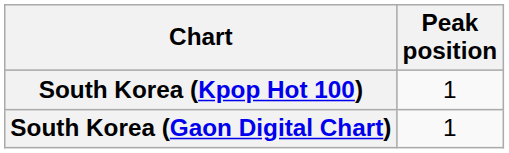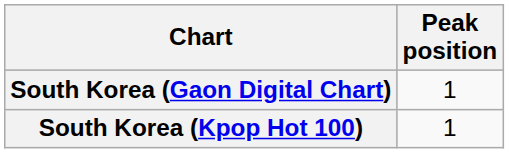rows swapped: (201, 128) <-> (201, 89)
